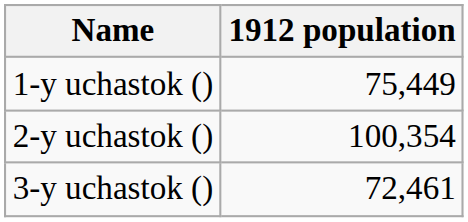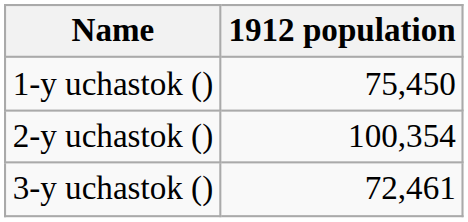(410, 83) 75,449 -> (410, 83) 75,450
